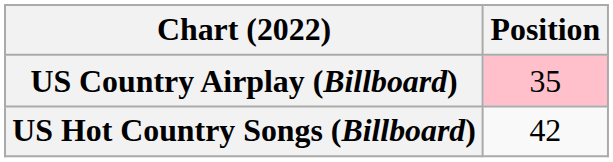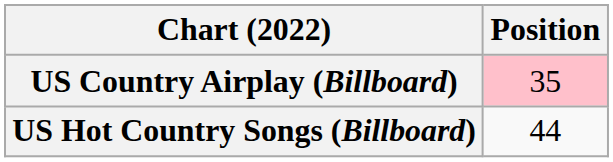(545, 130) 42 -> (545, 130) 44
